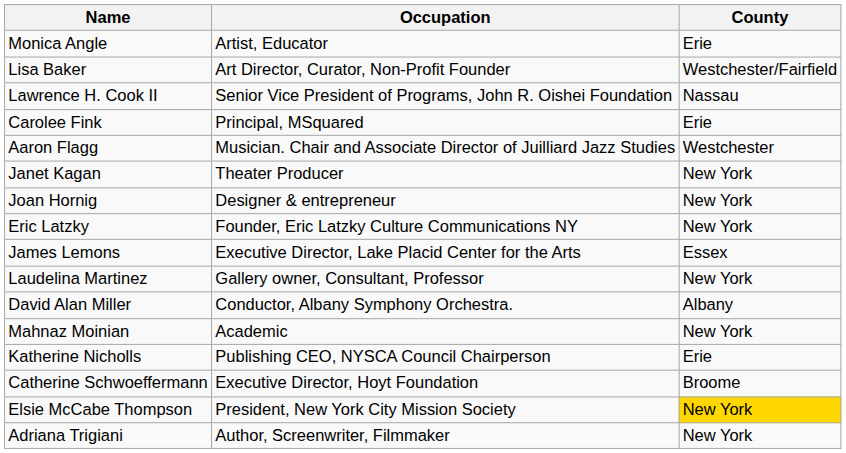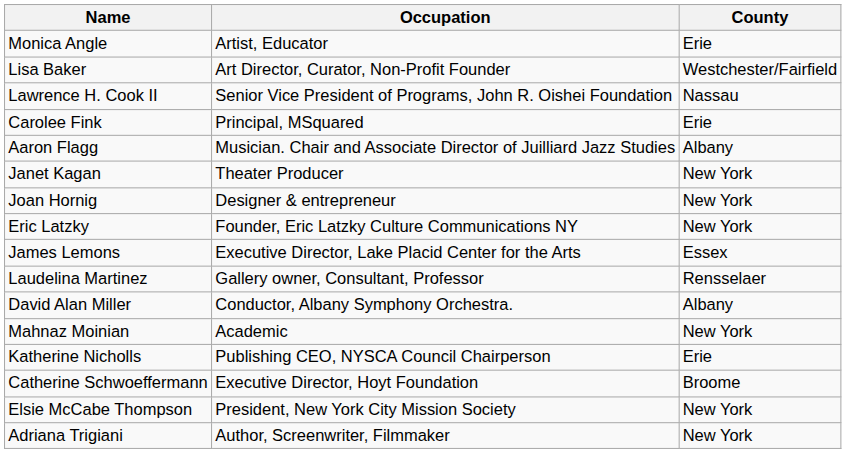(728, 148) Westchester -> (708, 148) Albany
(718, 278) New York -> (724, 278) Rensselaer
(718, 409) gold background -> (718, 409) no background
